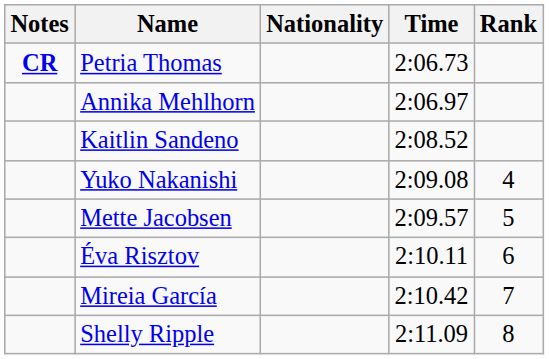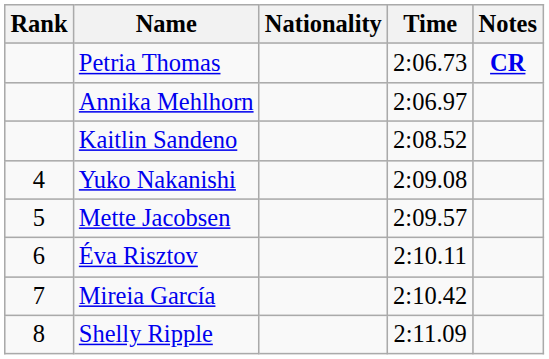columns swapped: (508, 23) <-> (40, 23)
